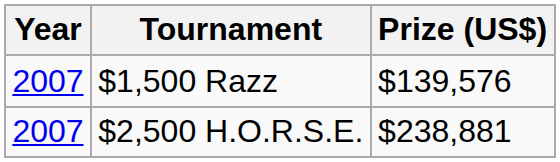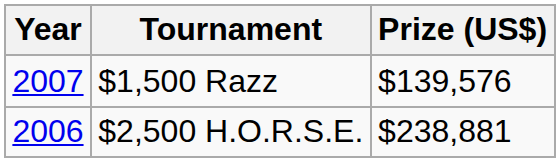(48, 131) 2007 -> (48, 131) 2006
